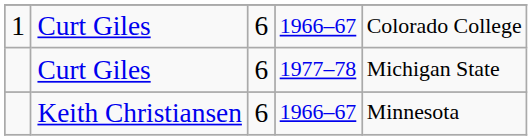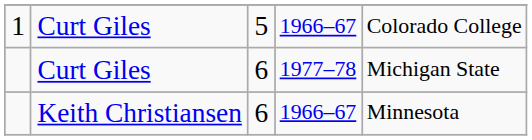(261, 26) 6 -> (261, 26) 5
